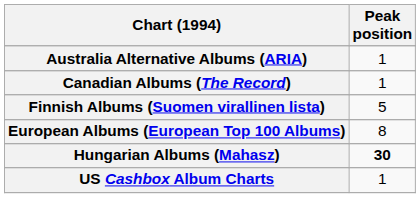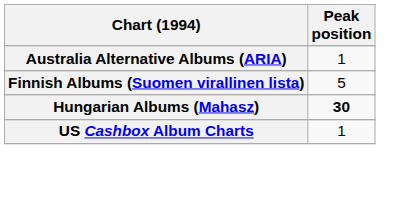- row: (177, 82)
- row: (177, 131)
